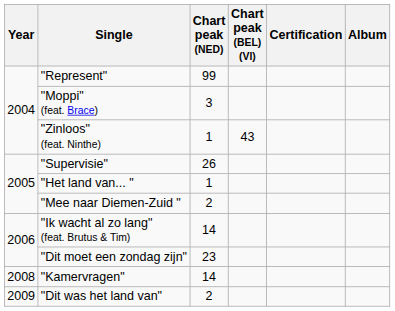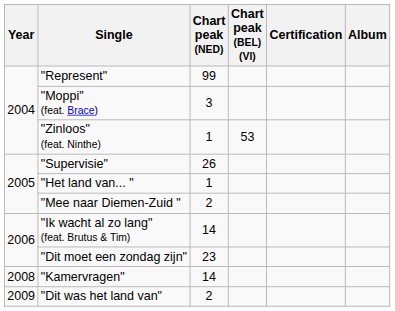(247, 136) 43 -> (247, 136) 53
